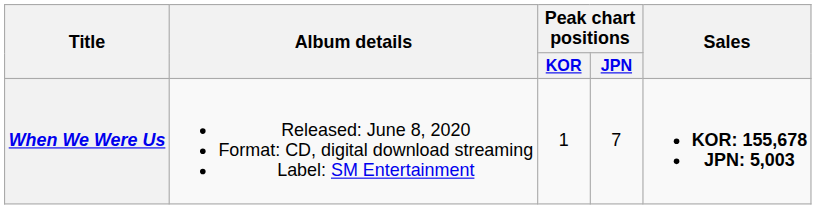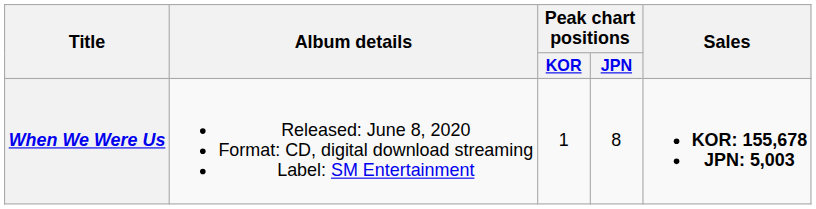(616, 140) 7 -> (616, 140) 8
